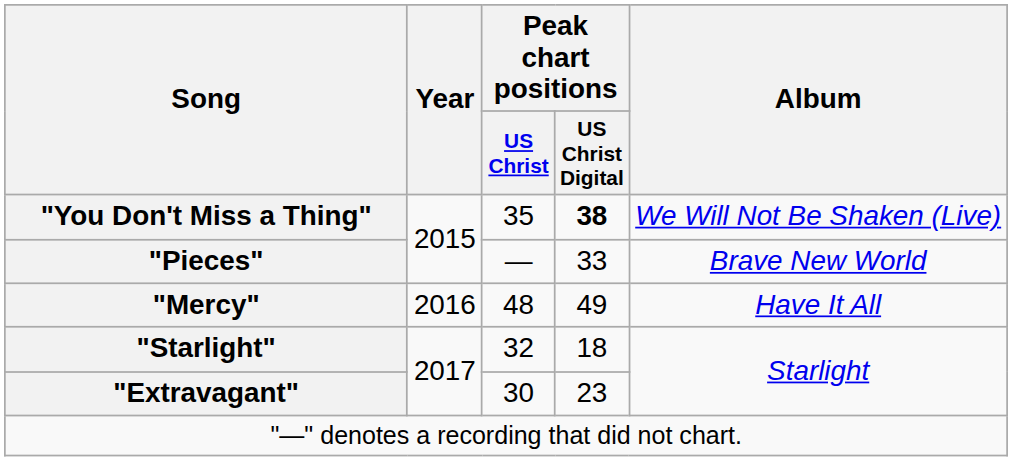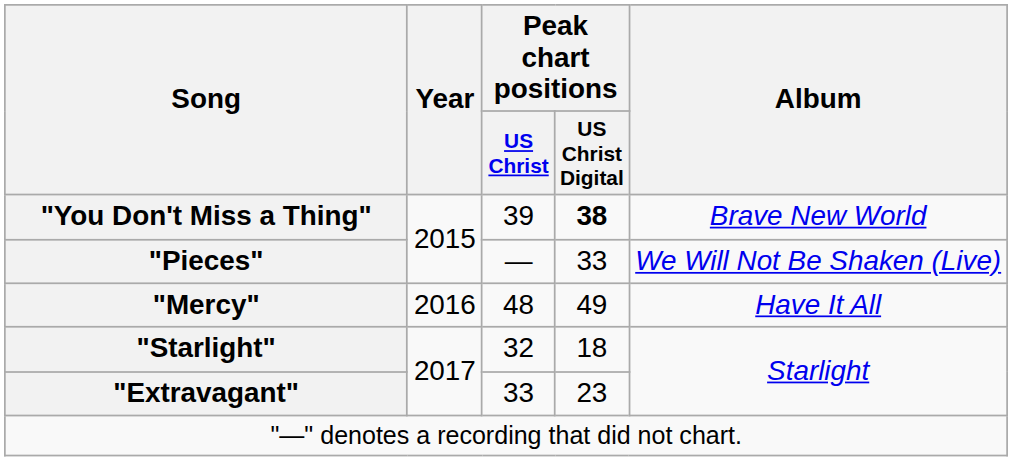(519, 216) 35 -> (519, 216) 39
(818, 216) We Will Not Be Shaken (Live) -> (818, 216) Brave New World
(818, 260) Brave New World -> (818, 260) We Will Not Be Shaken (Live)
(519, 393) 30 -> (519, 393) 33
